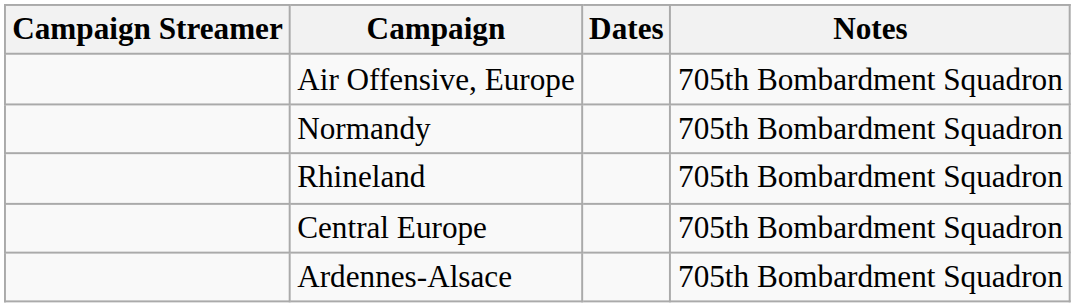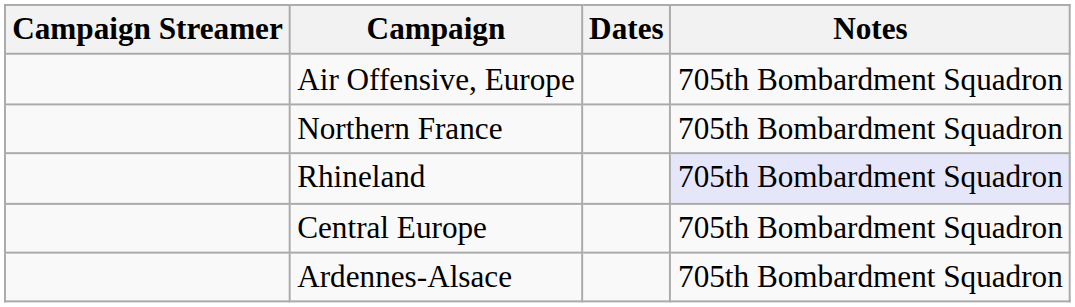- row: (364, 128)
+ row: (400, 128)
(870, 177) no background -> (870, 177) lavender background
